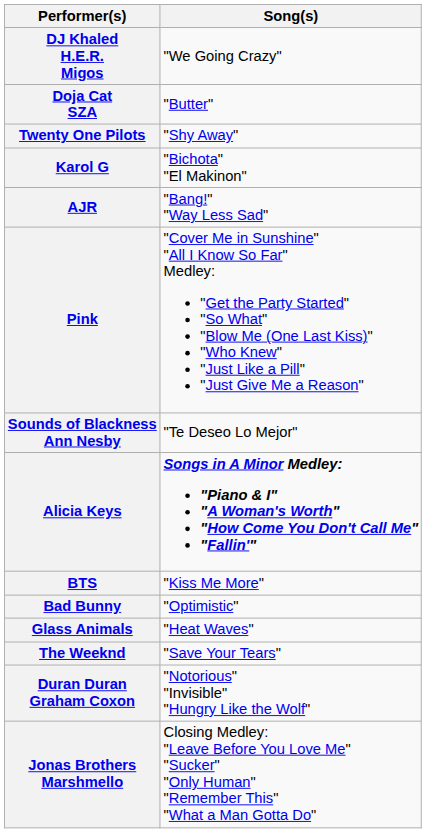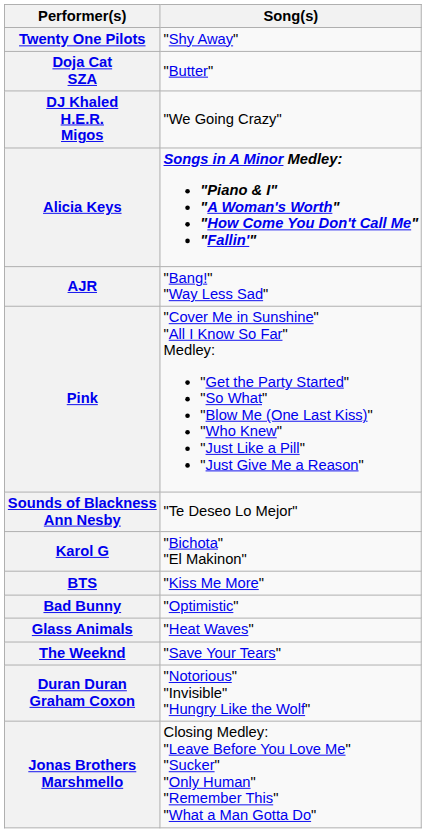rows swapped: (82, 56) <-> (82, 135)
rows swapped: (82, 512) <-> (82, 167)
